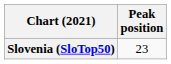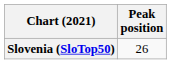(142, 48) 23 -> (142, 48) 26
